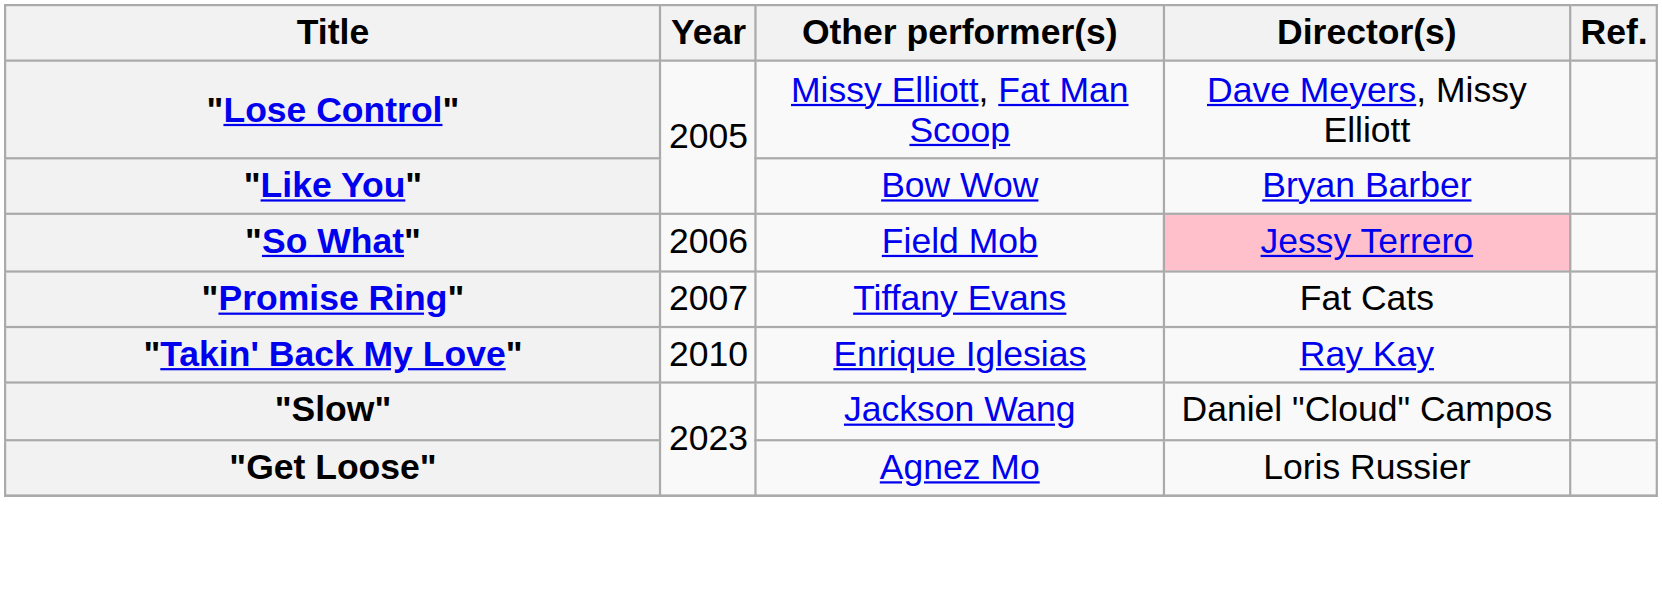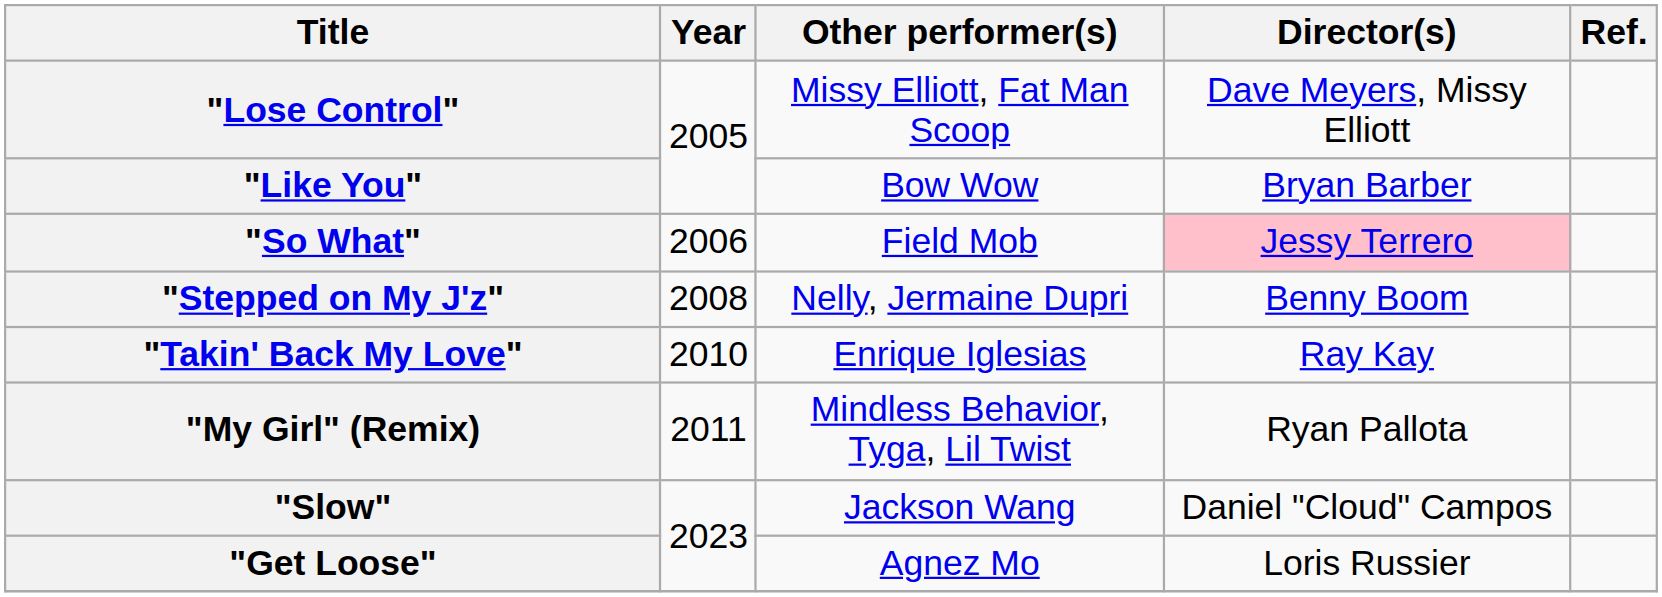- row: (333, 297)
+ row: (333, 297)
+ row: (333, 430)
